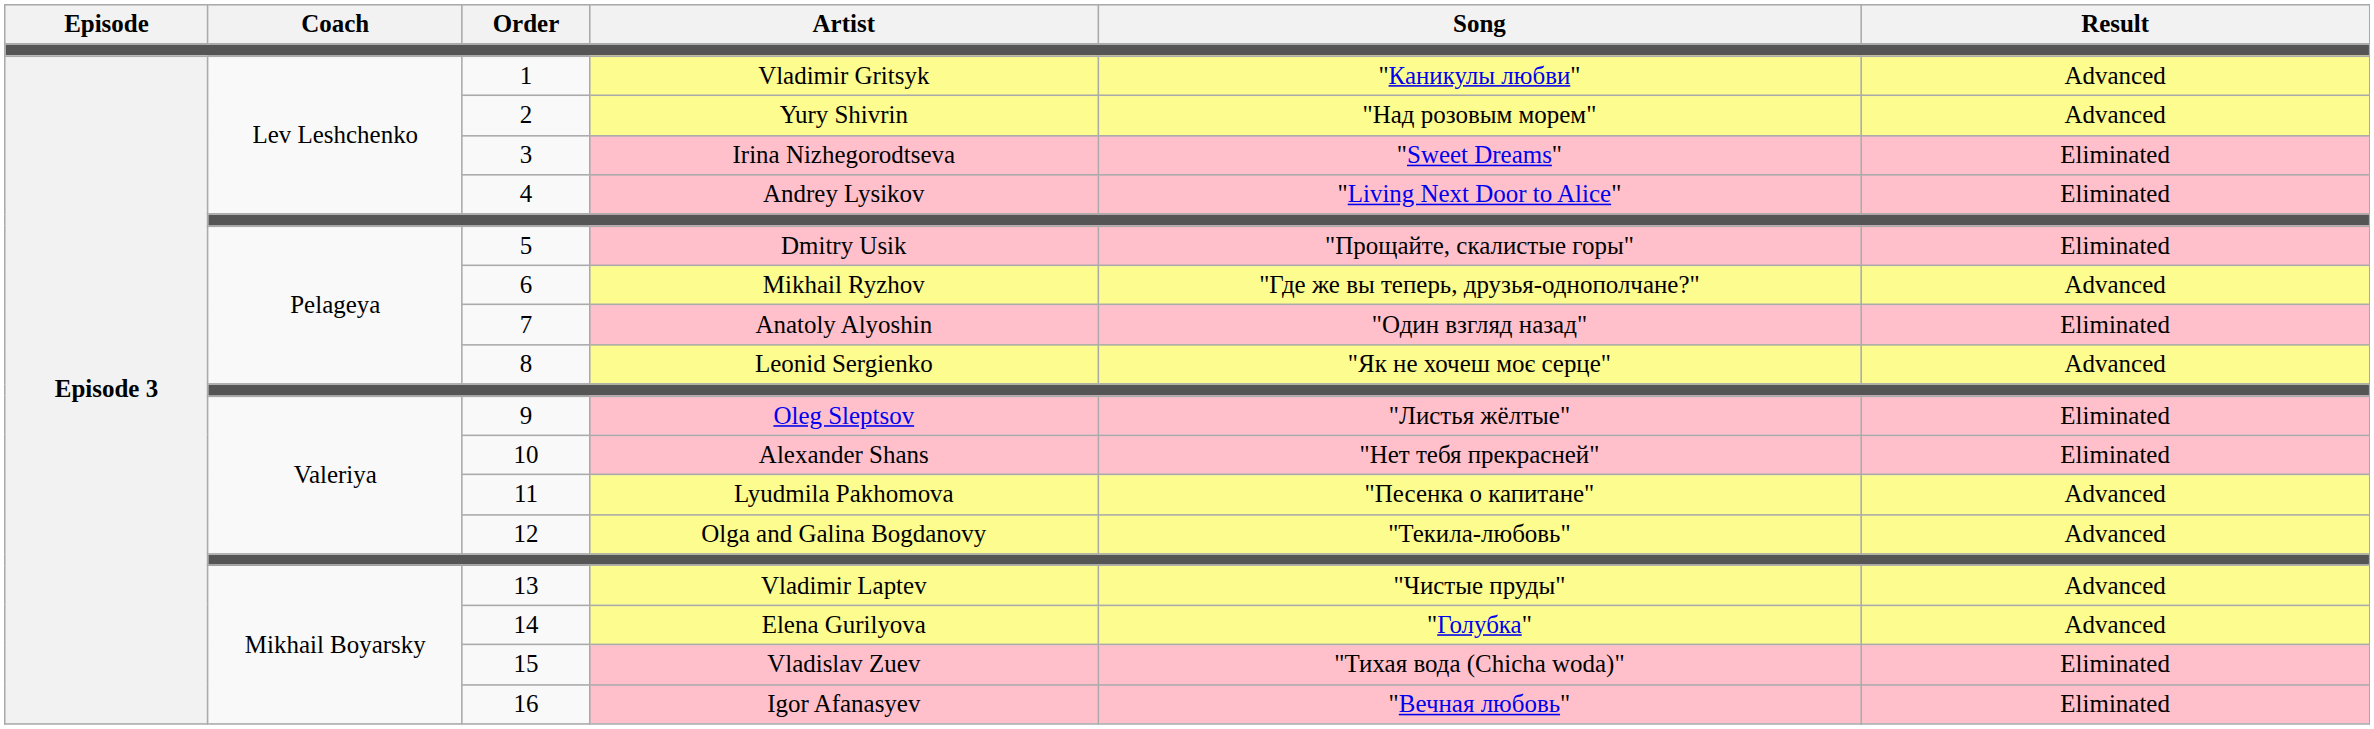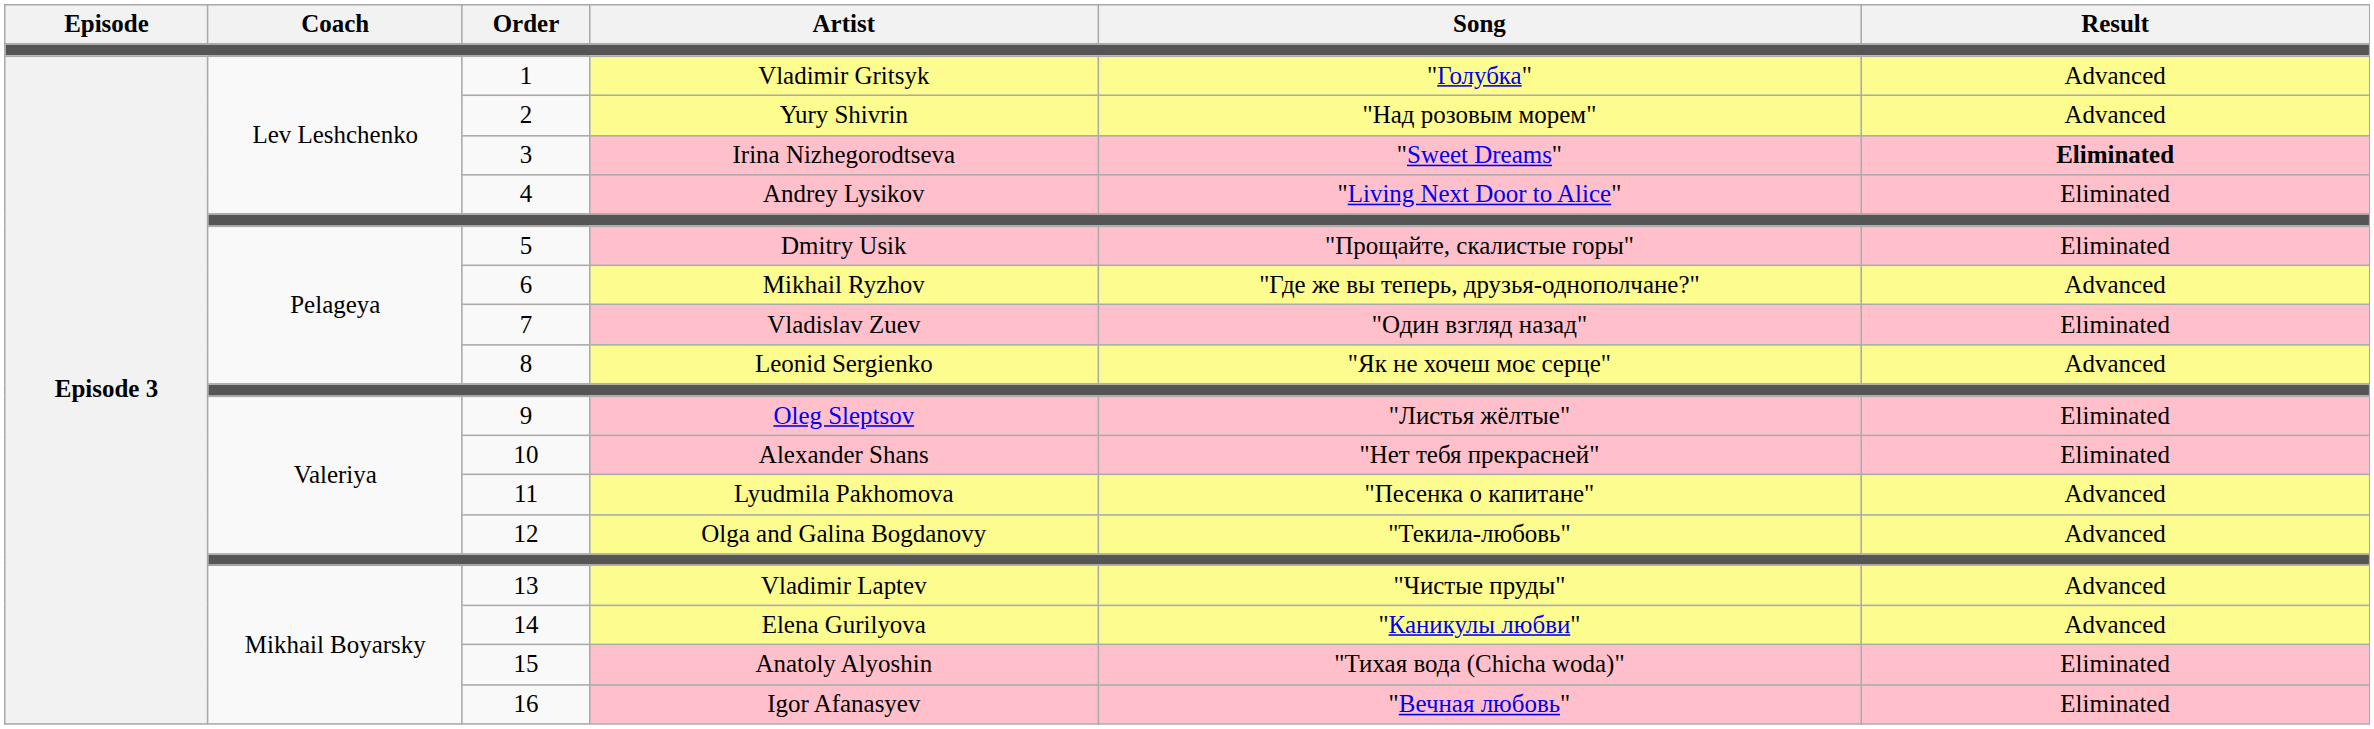(1479, 75) "Каникулы любви" -> (1479, 75) "Голубка"
(2115, 154) normal -> (2115, 154) bold
(844, 324) Anatoly Alyoshin -> (844, 324) Vladislav Zuev
(1479, 624) "Голубка" -> (1479, 624) "Каникулы любви"
(844, 664) Vladislav Zuev -> (844, 664) Anatoly Alyoshin
